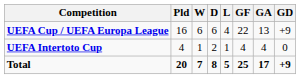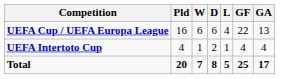- column: (285, 13)
